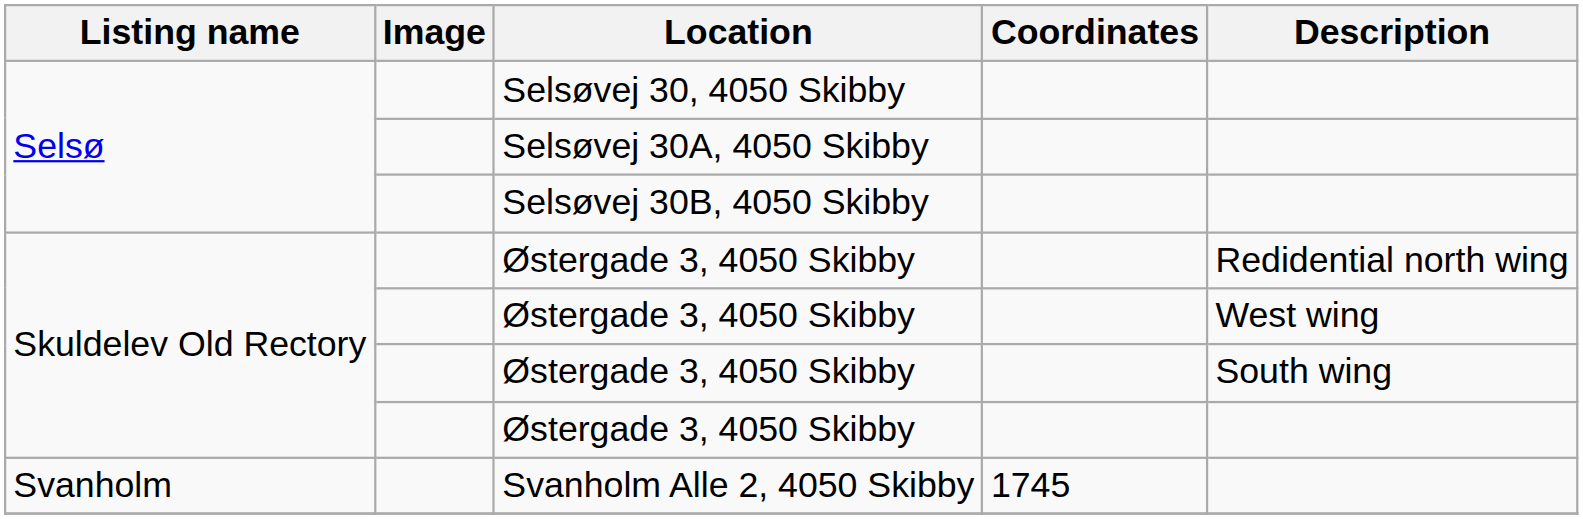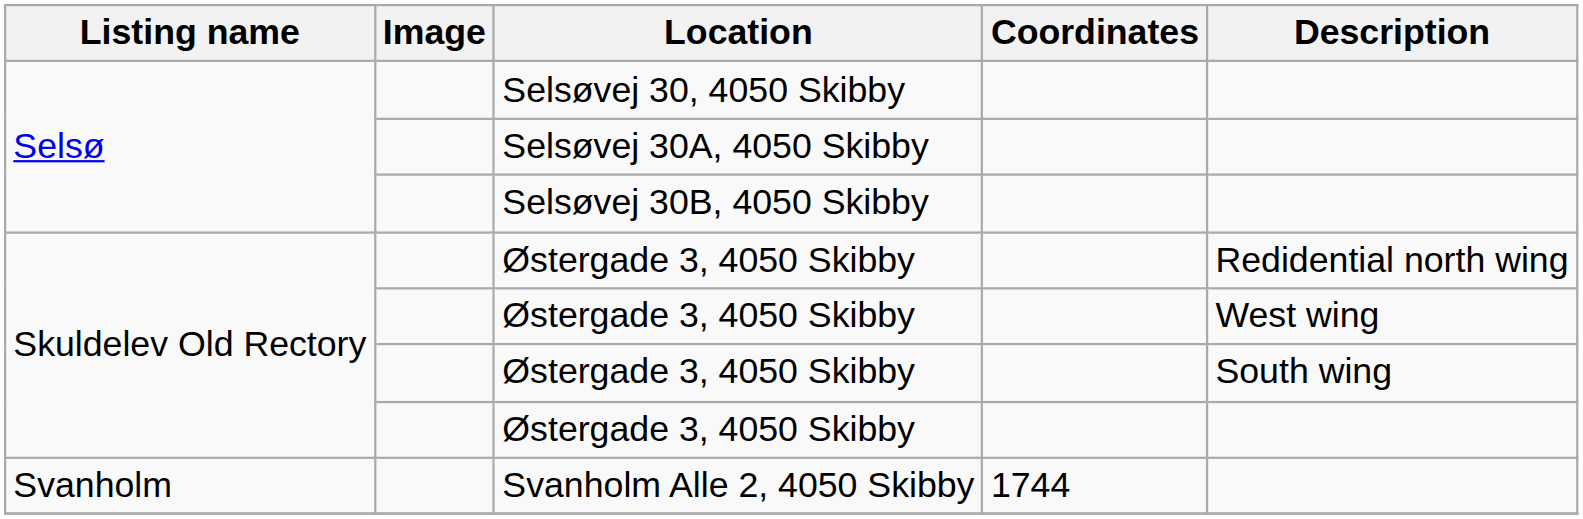(1031, 485) 1745 -> (1031, 485) 1744
